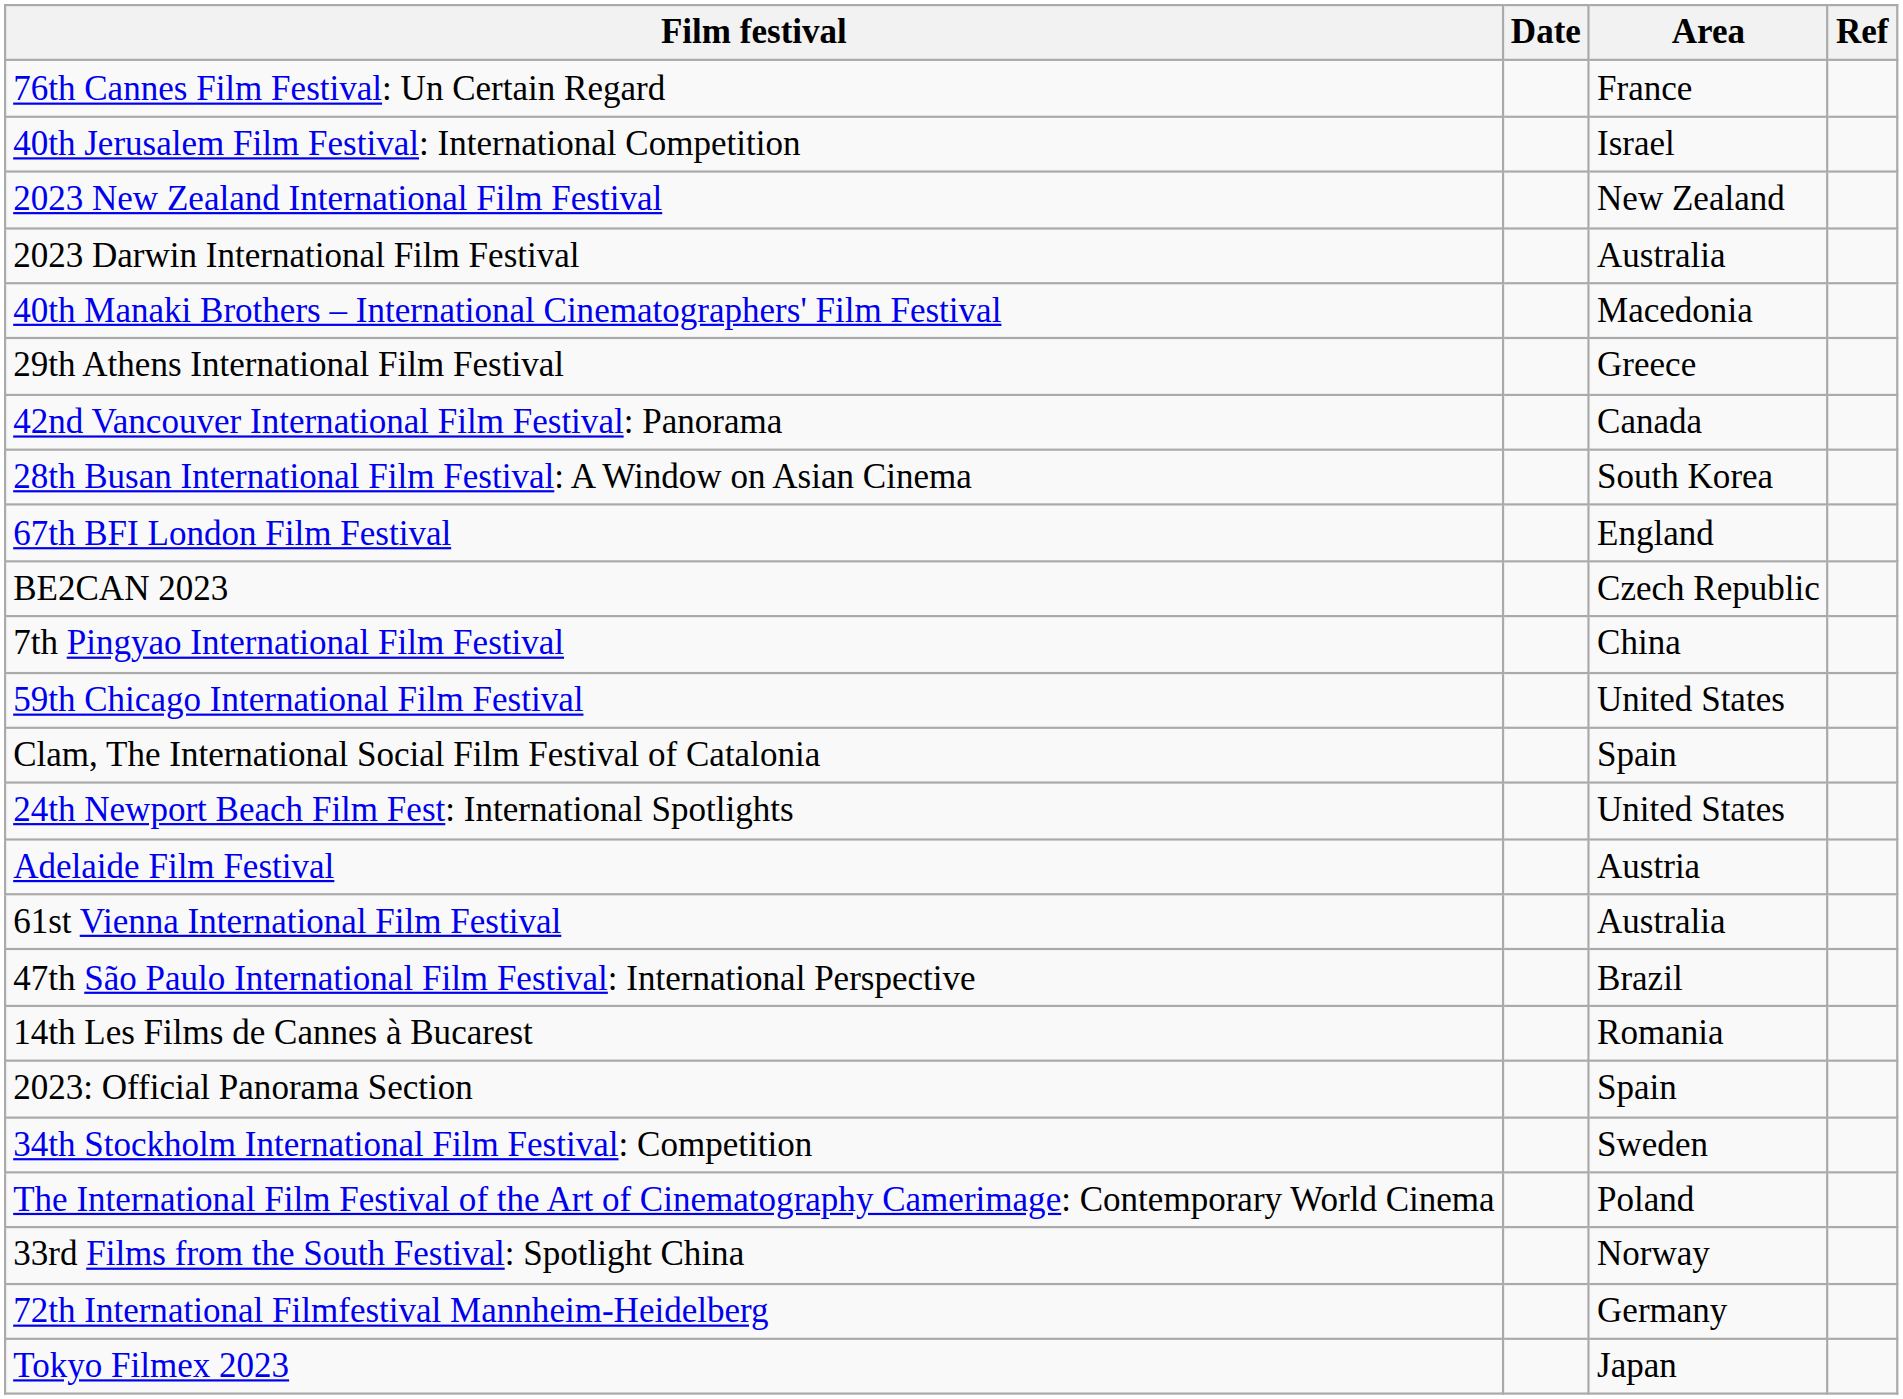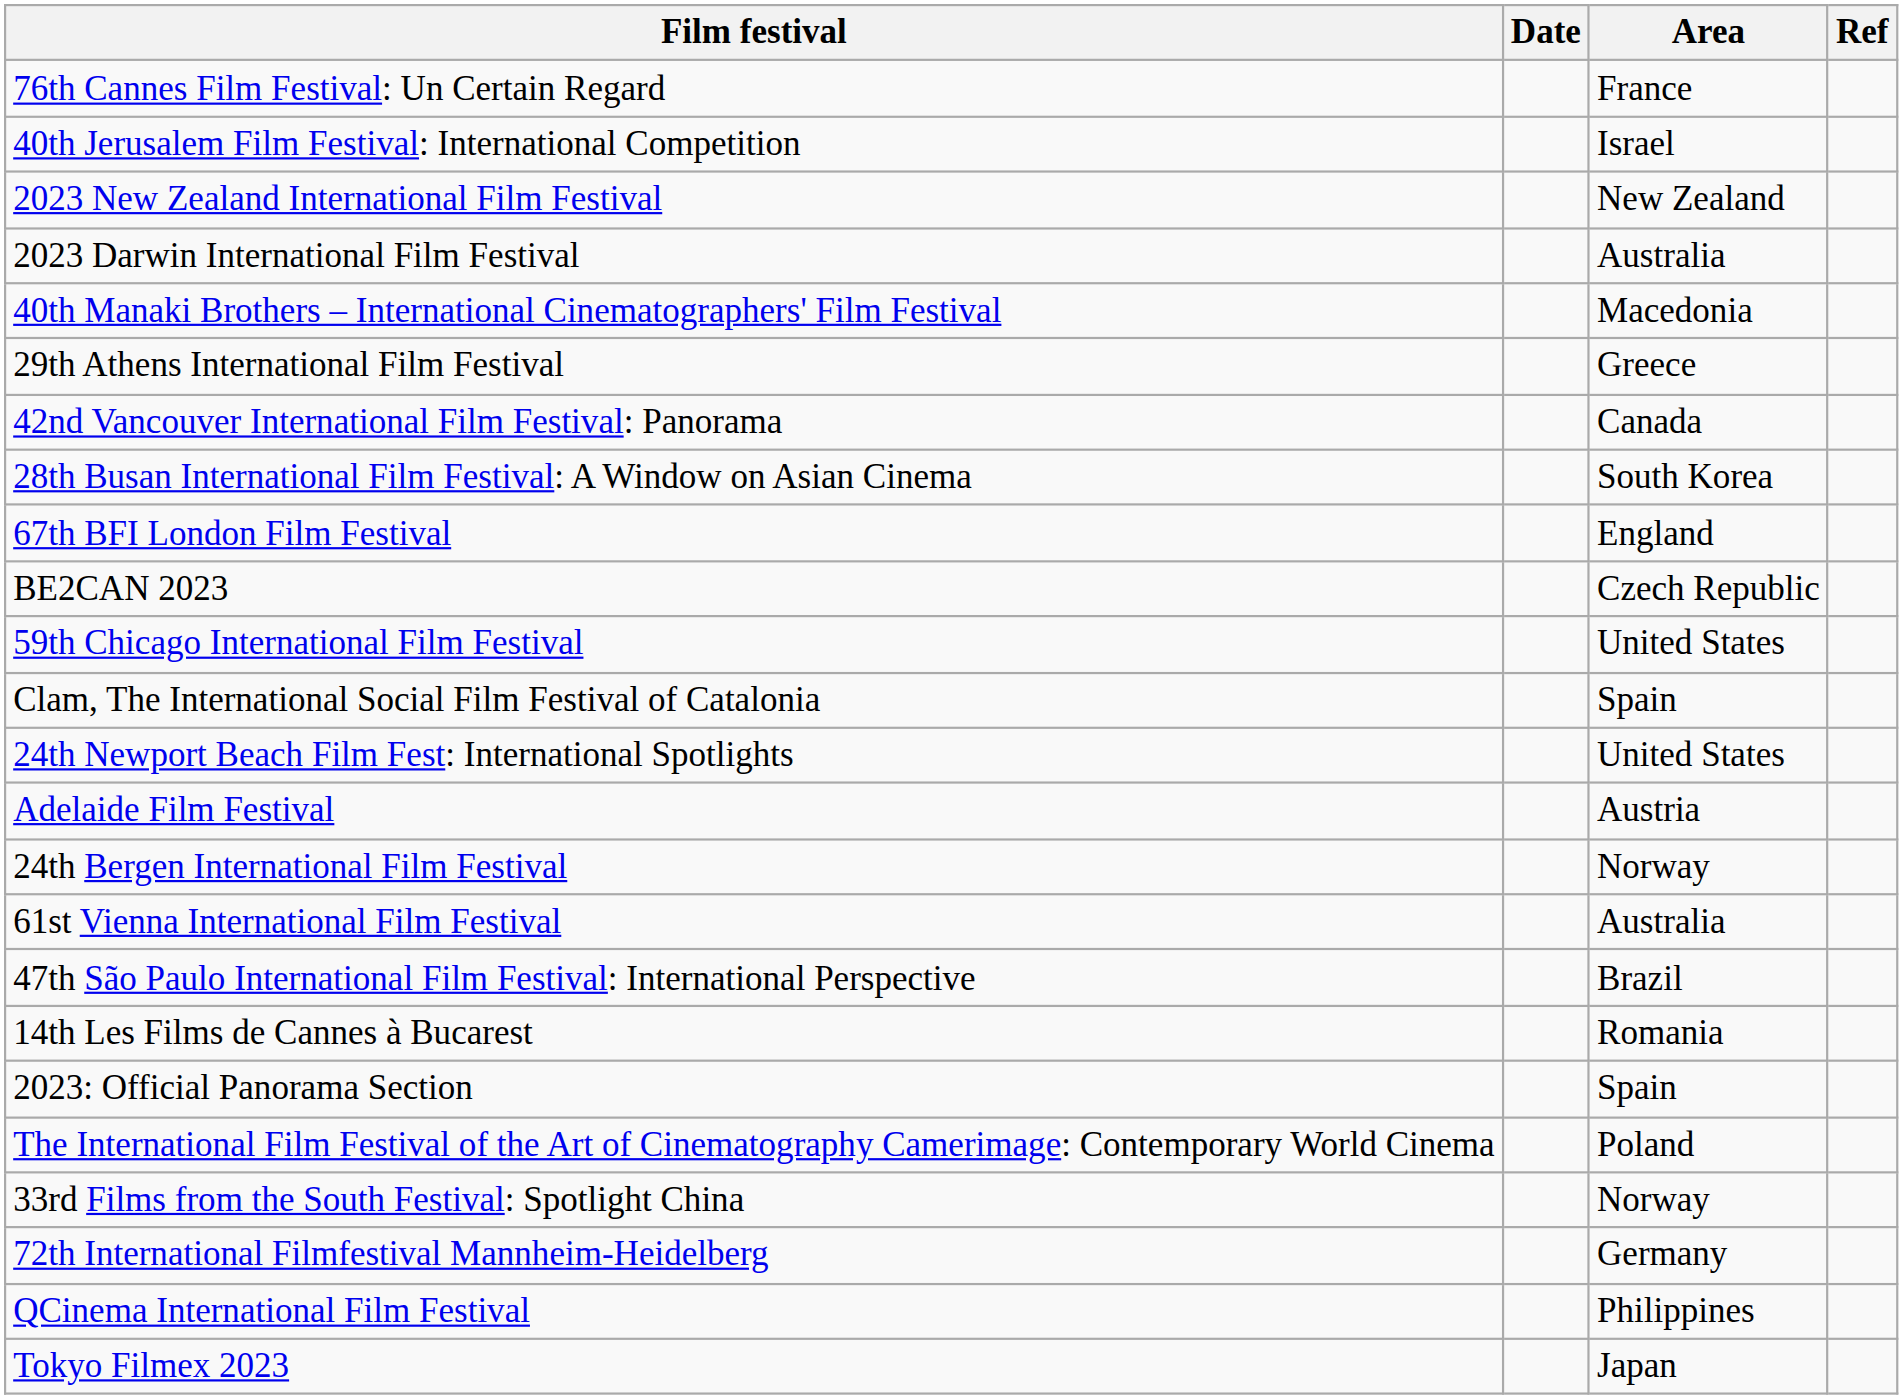- row: (289, 643)
+ row: (290, 865)
- row: (413, 1143)
+ row: (272, 1310)
